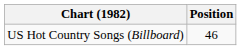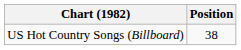(211, 34) 46 -> (211, 34) 38
